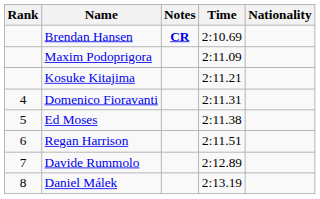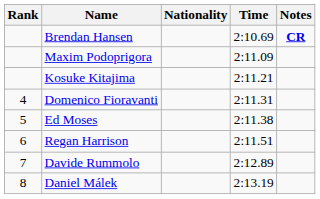columns swapped: (280, 15) <-> (180, 15)
